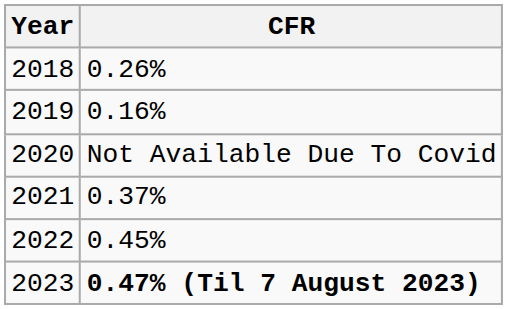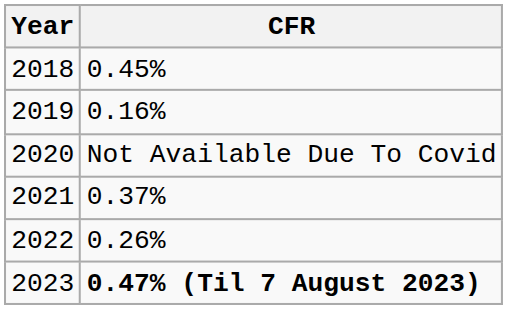(126, 69) 0.26% -> (126, 69) 0.45%
(126, 240) 0.45% -> (126, 240) 0.26%
